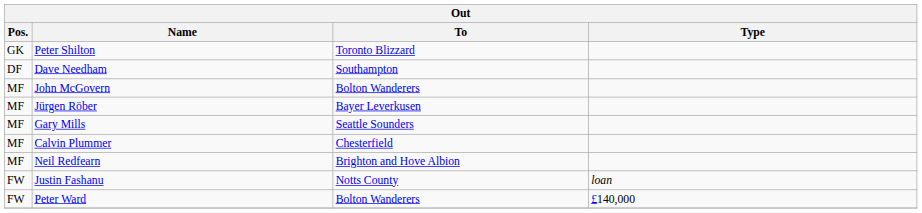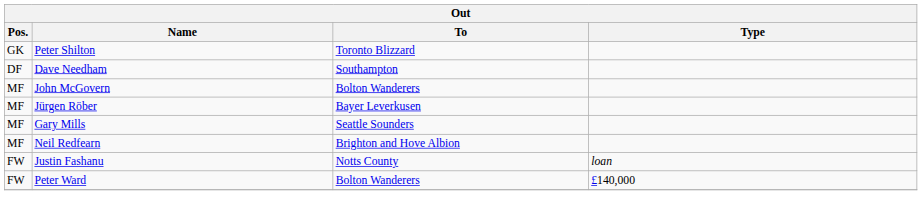- row: (73, 143)
